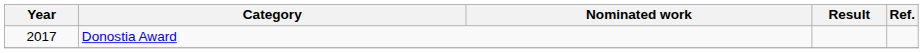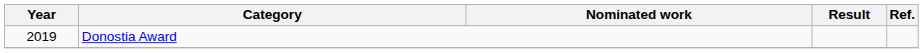(42, 36) 2017 -> (42, 36) 2019
